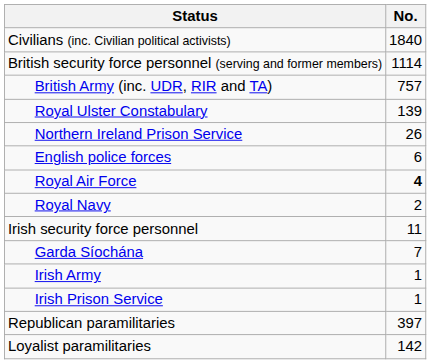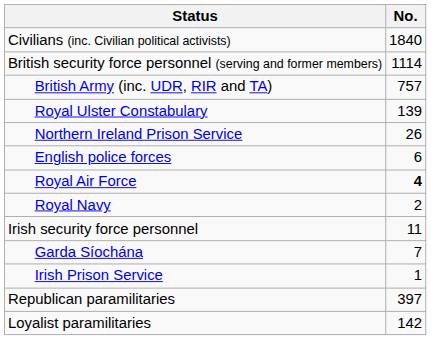- row: (68, 275)
